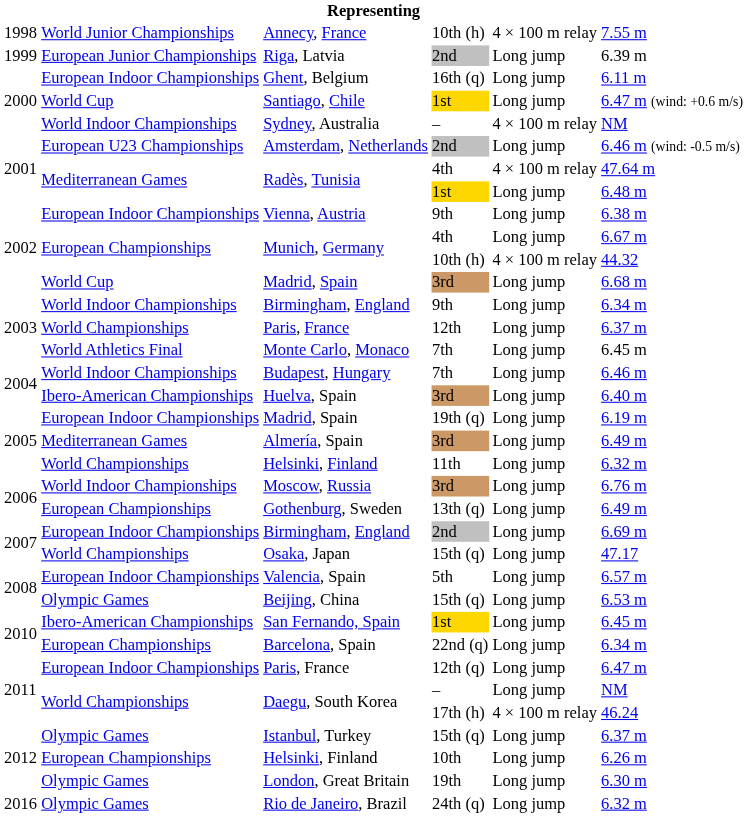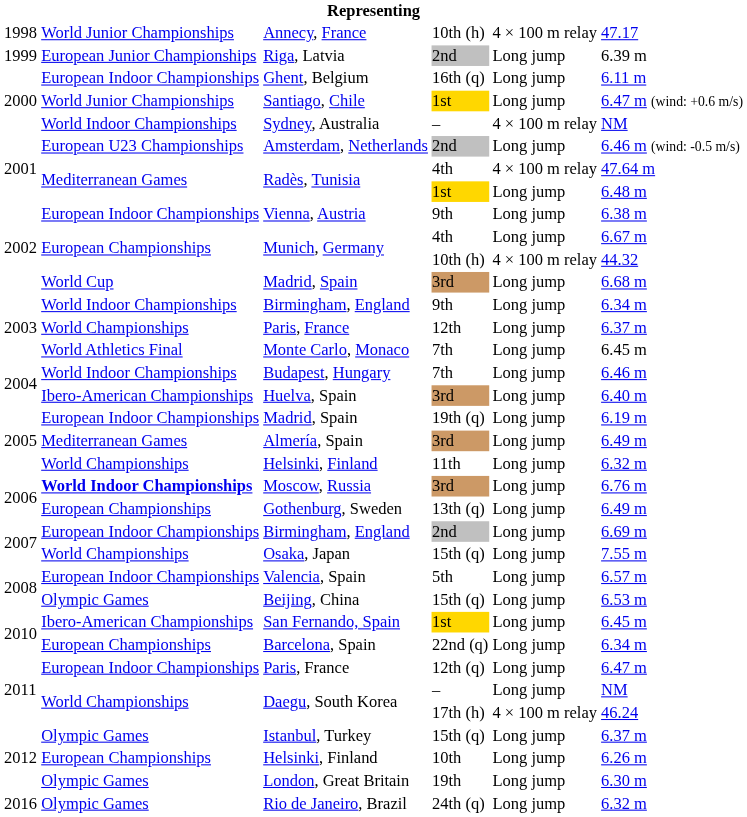(624, 33) 7.55 m -> (620, 33) 47.17
(77, 100) World Cup -> (138, 100) World Junior Championships
(139, 486) normal -> (147, 486) bold
(620, 554) 47.17 -> (624, 554) 7.55 m
